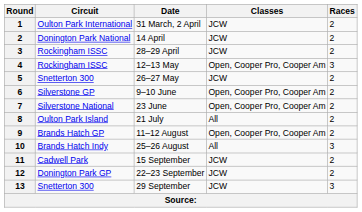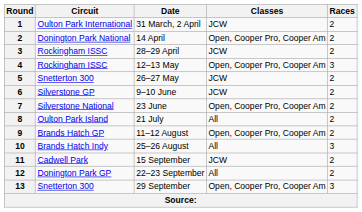(218, 38) JCW -> (267, 38) Open, Cooper Pro, Cooper Am
(267, 92) Open, Cooper Pro, Cooper Am -> (218, 92) JCW
(218, 173) JCW -> (213, 173) All
(218, 186) JCW -> (267, 186) Open, Cooper Pro, Cooper Am
